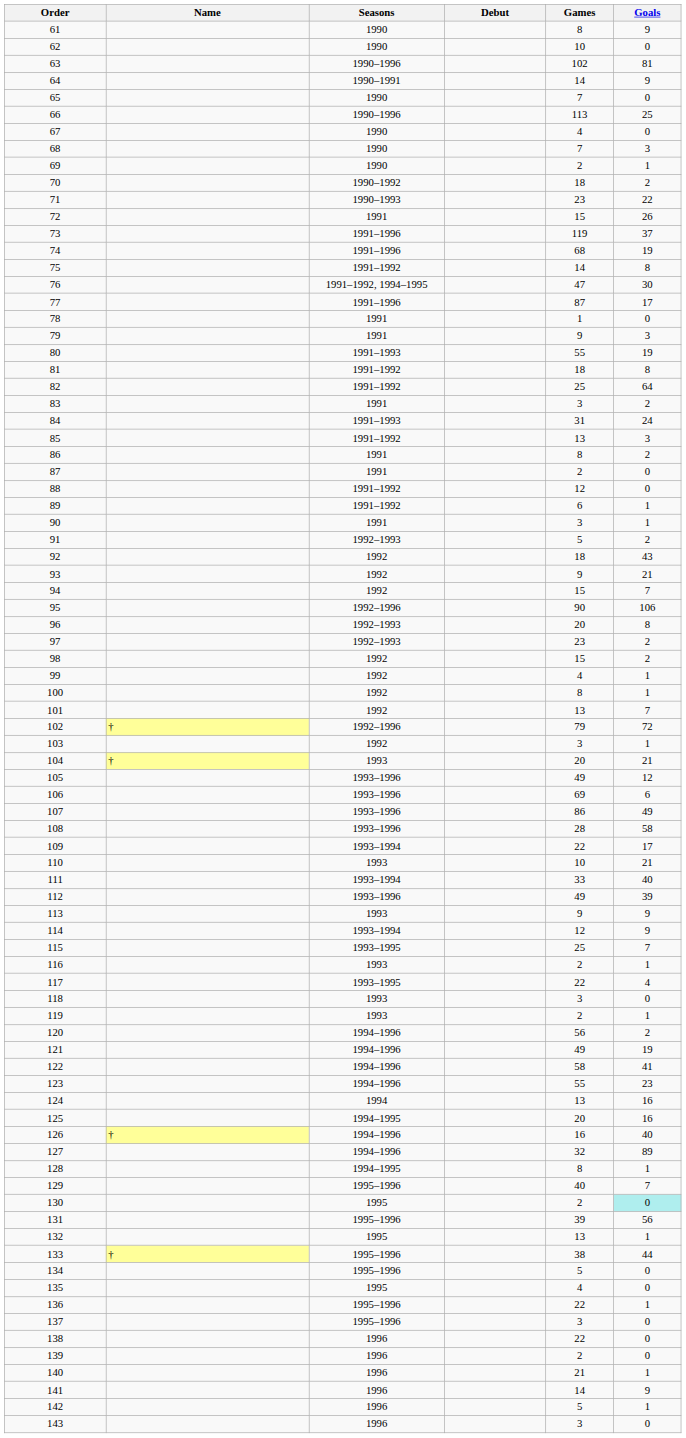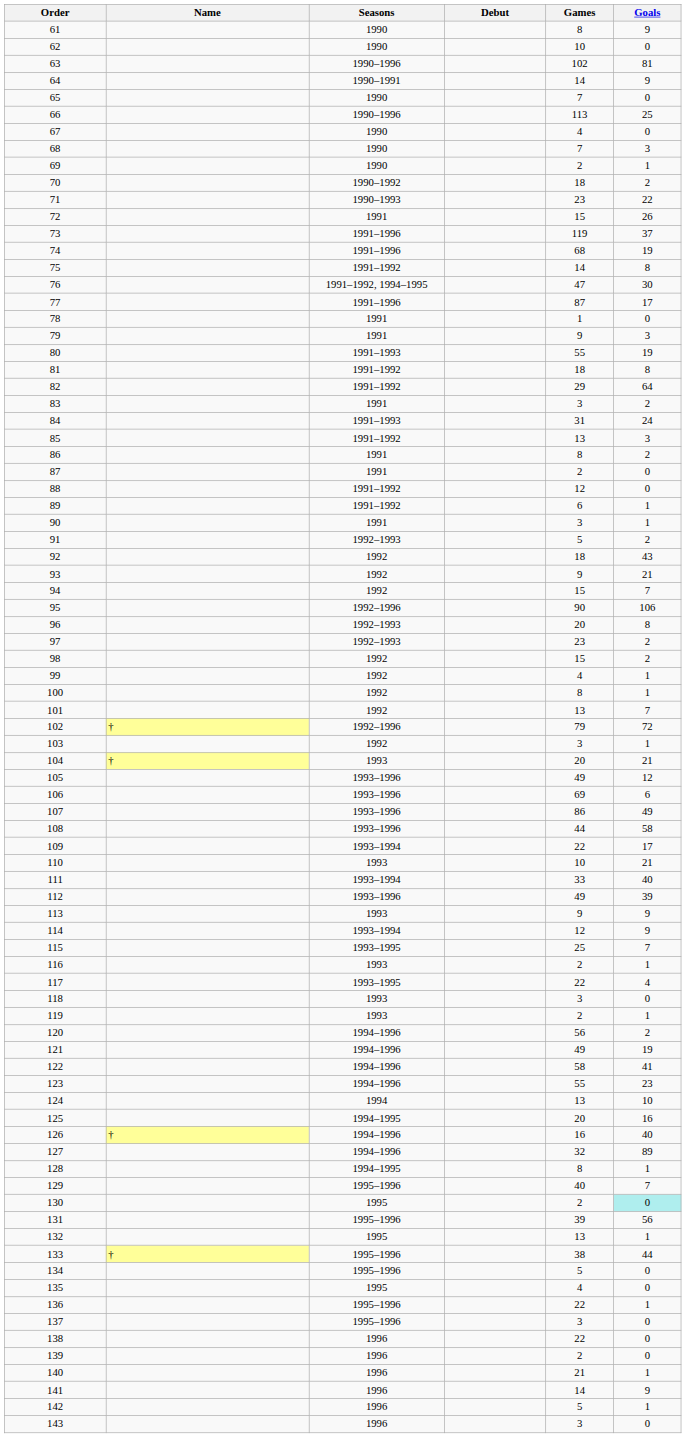(580, 387) 25 -> (580, 387) 29
(580, 829) 28 -> (580, 829) 44
(647, 1101) 16 -> (647, 1101) 10
